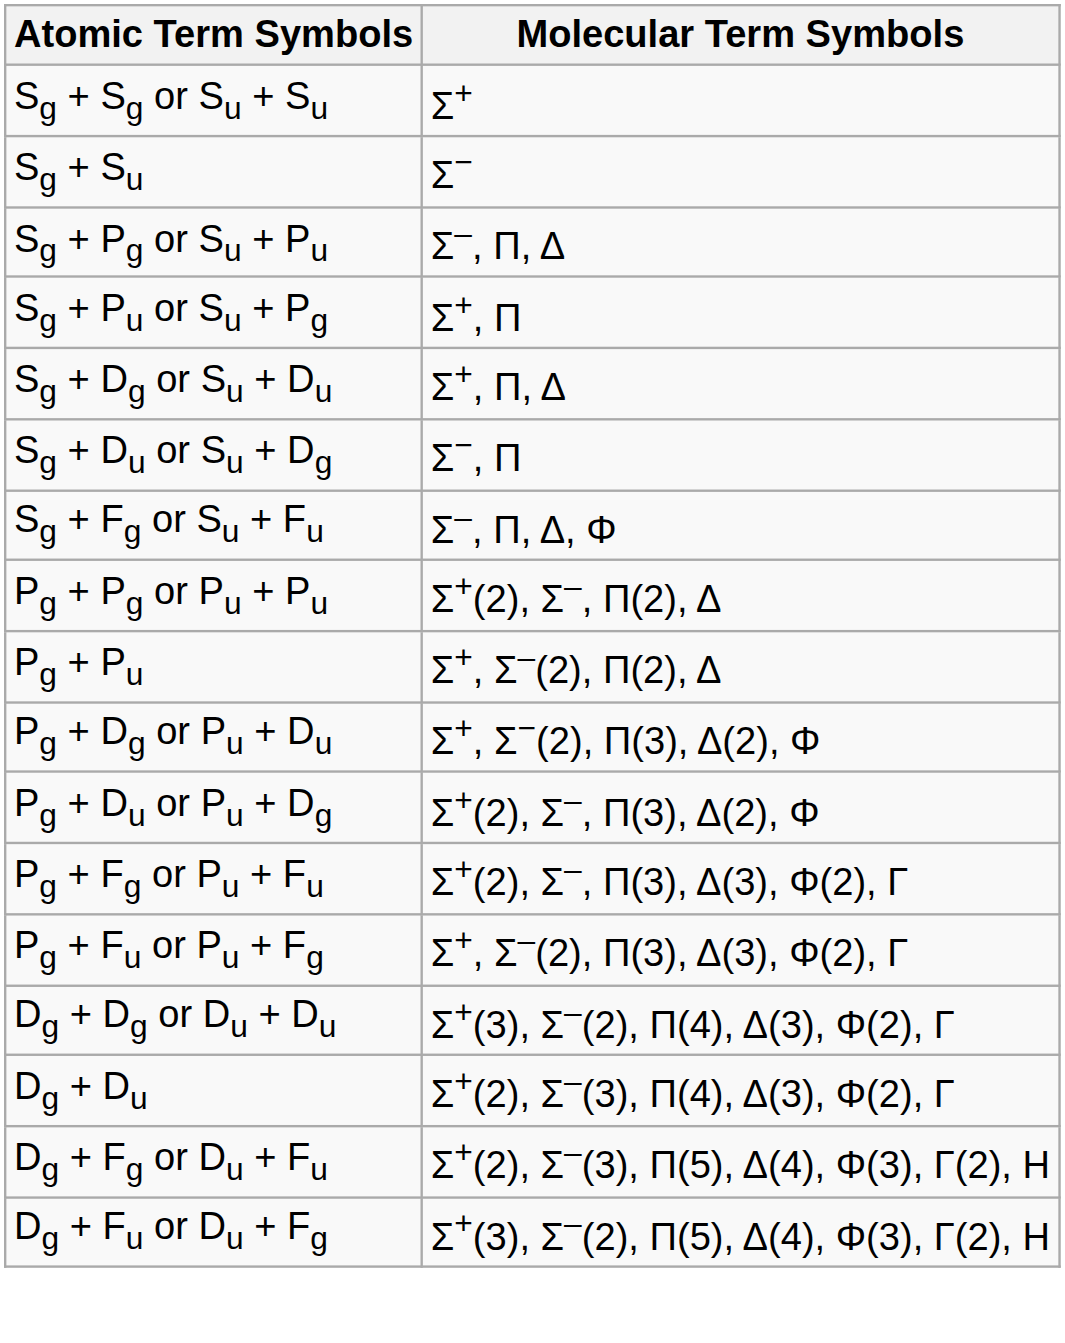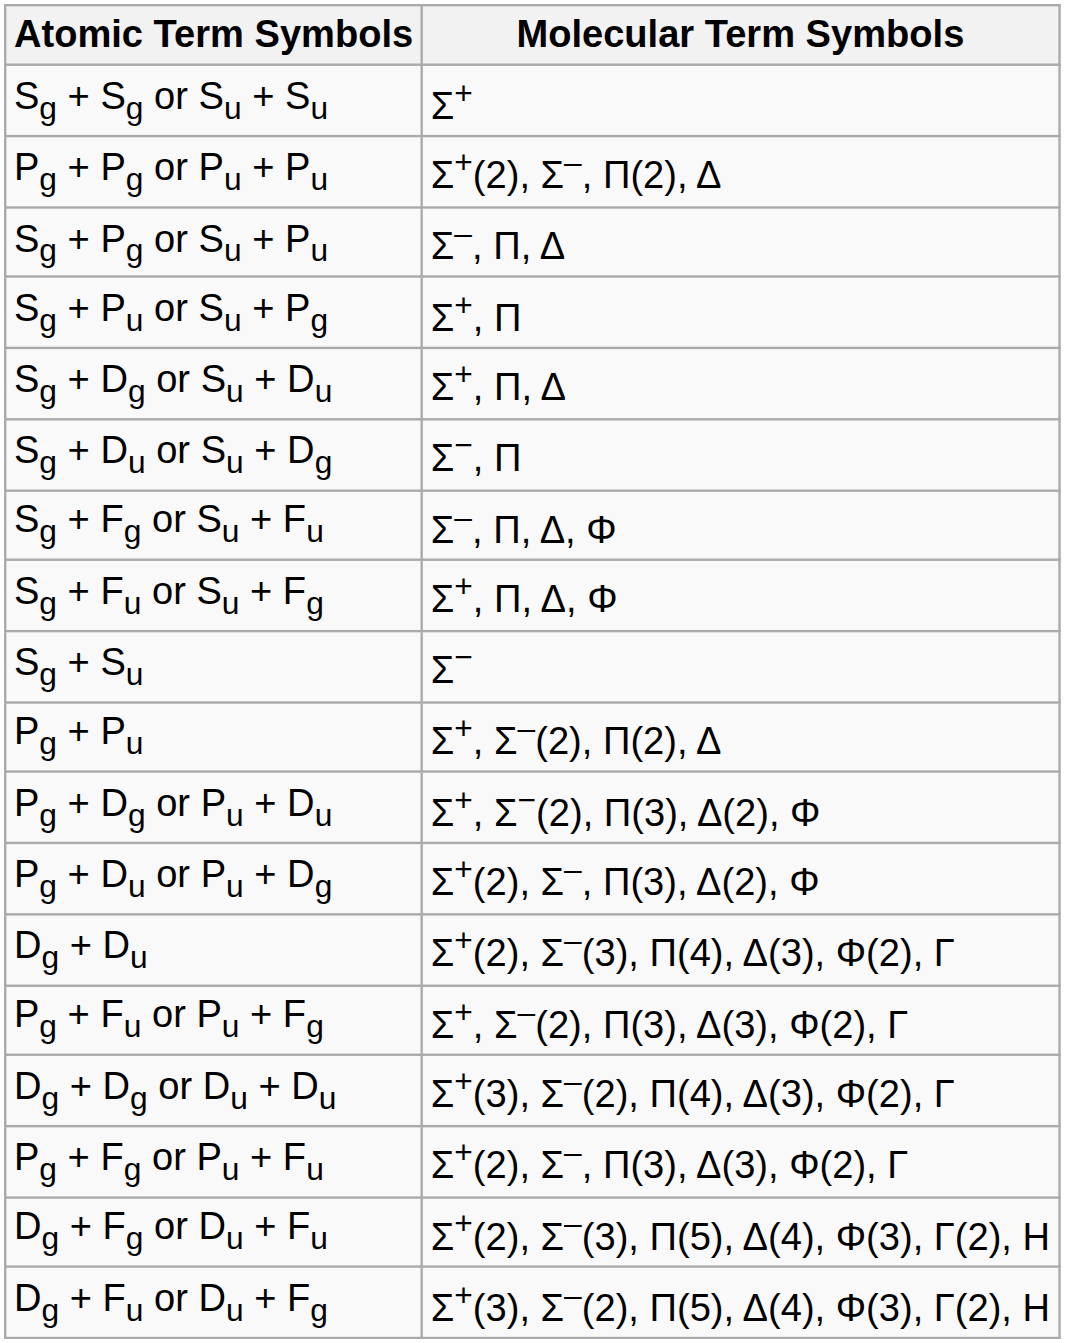rows swapped: (79, 172) <-> (171, 596)
+ row: (169, 596)
rows swapped: (169, 879) <-> (81, 1091)
